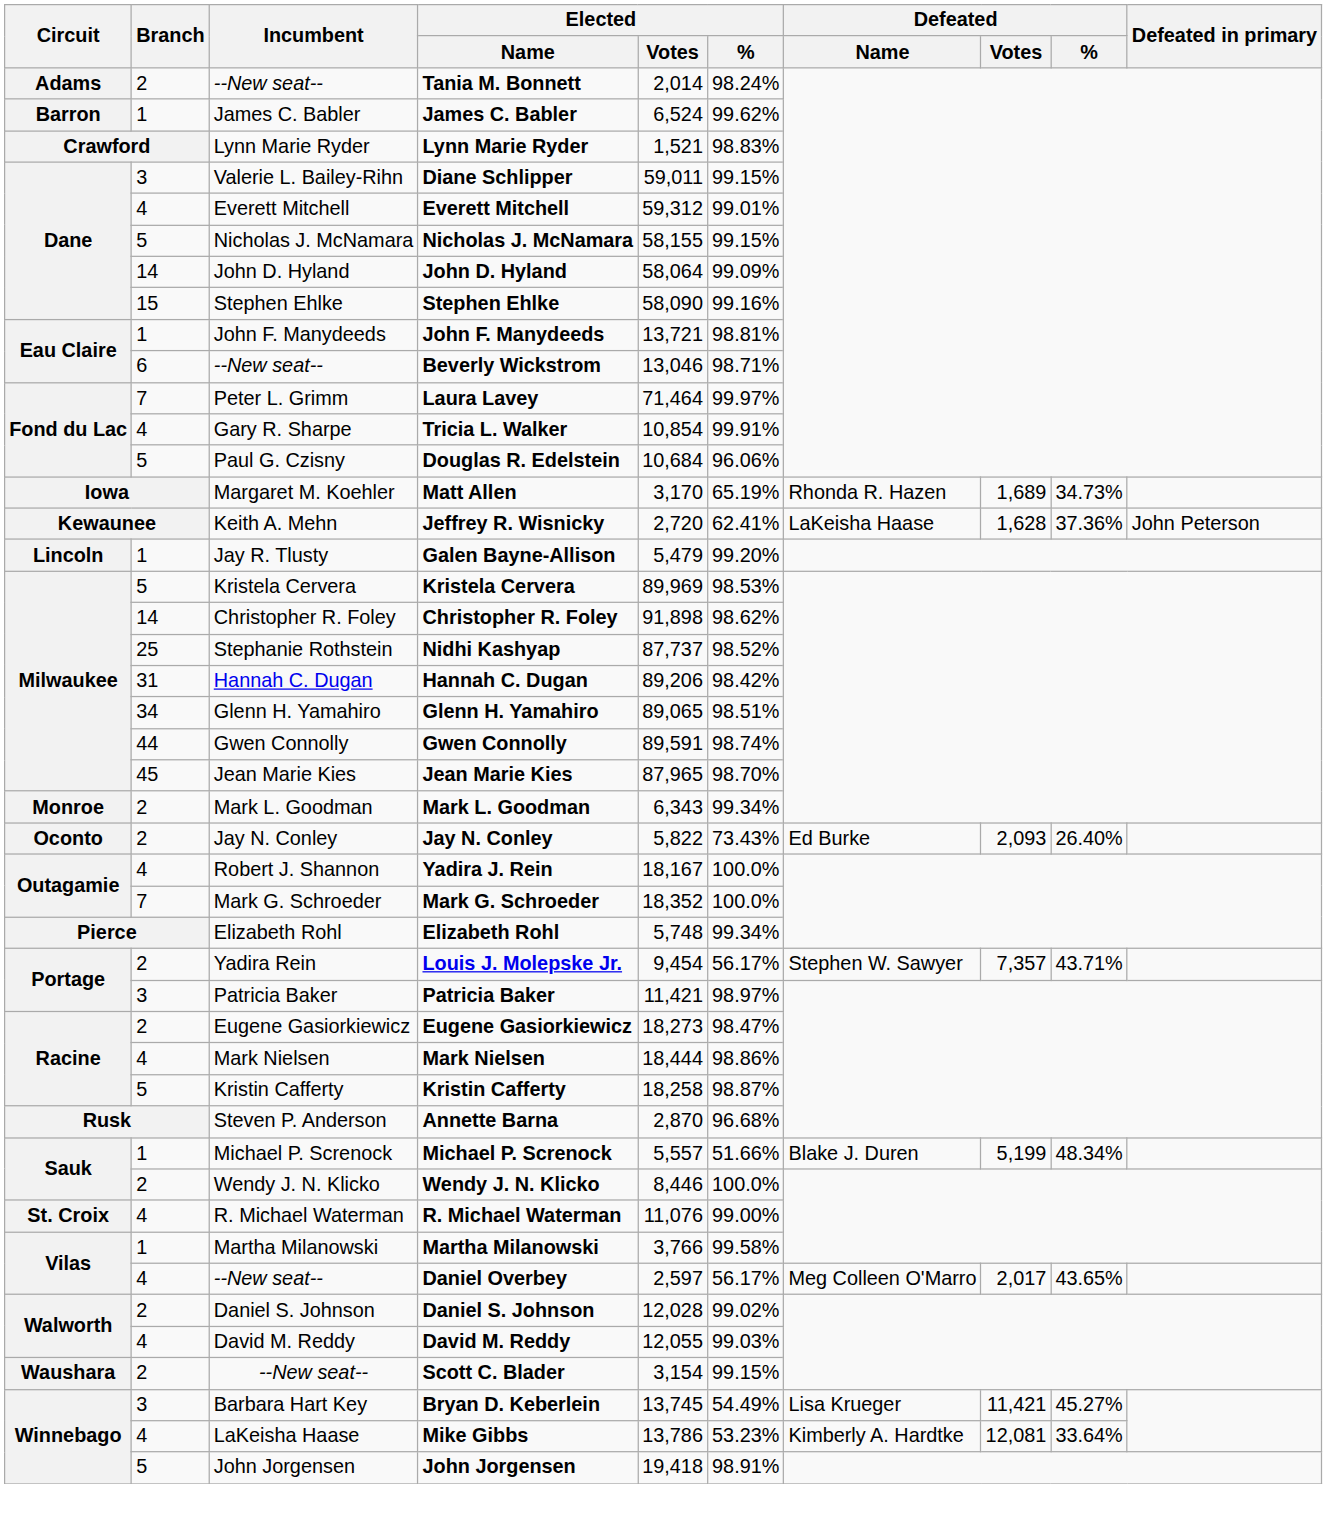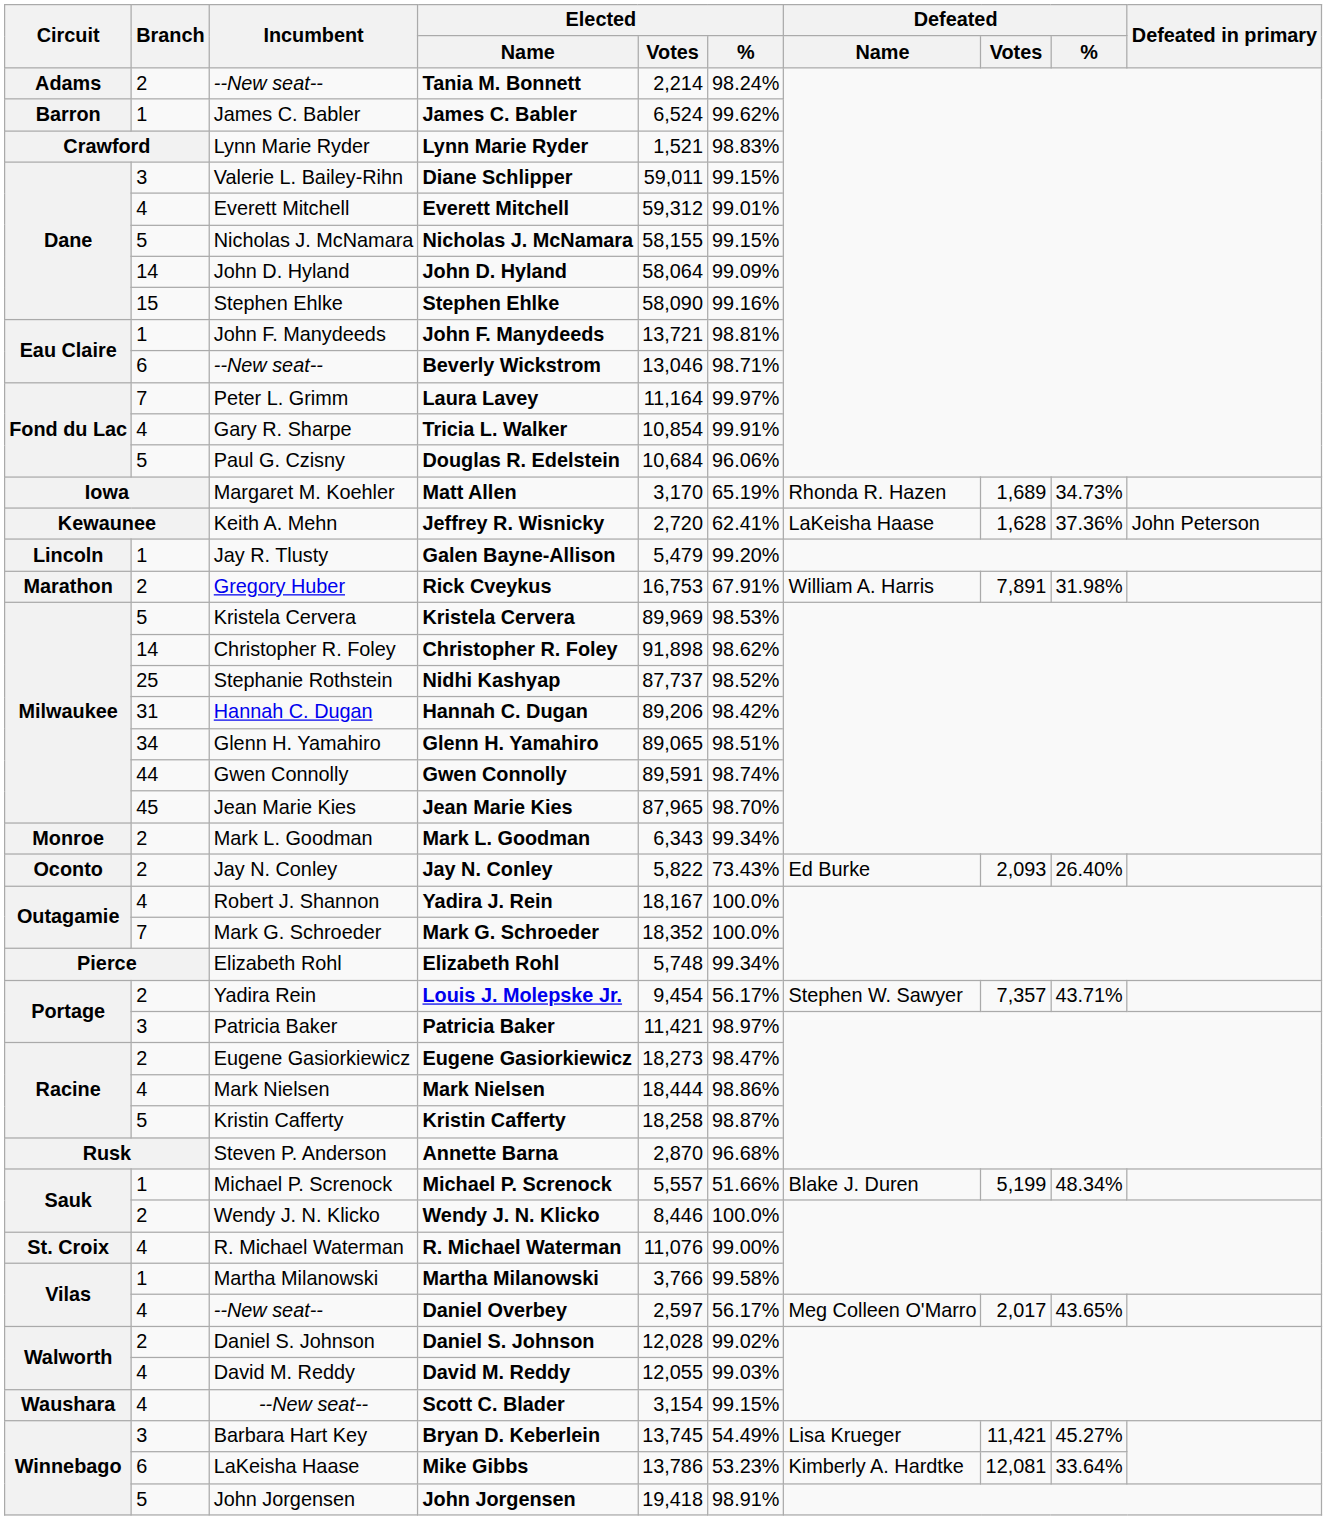(678, 83) 2,014 -> (678, 83) 2,214
(673, 397) 71,464 -> (673, 397) 11,164
+ row: (487, 586)
(142, 1373) 2 -> (142, 1404) 4
(142, 1436) 4 -> (142, 1467) 6
